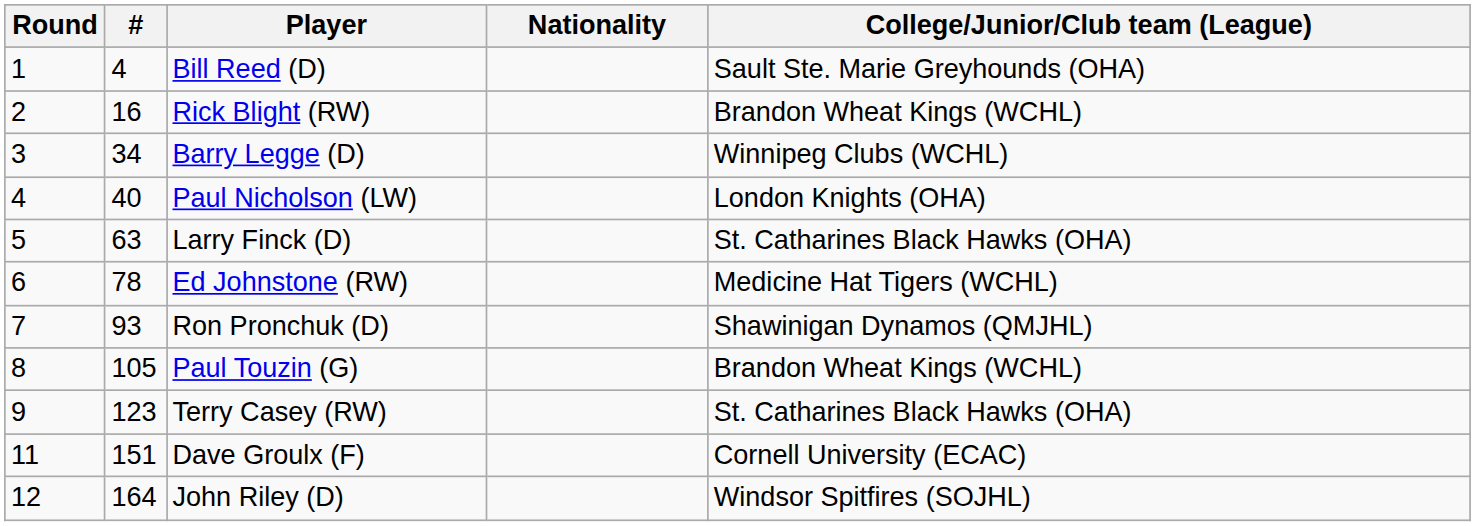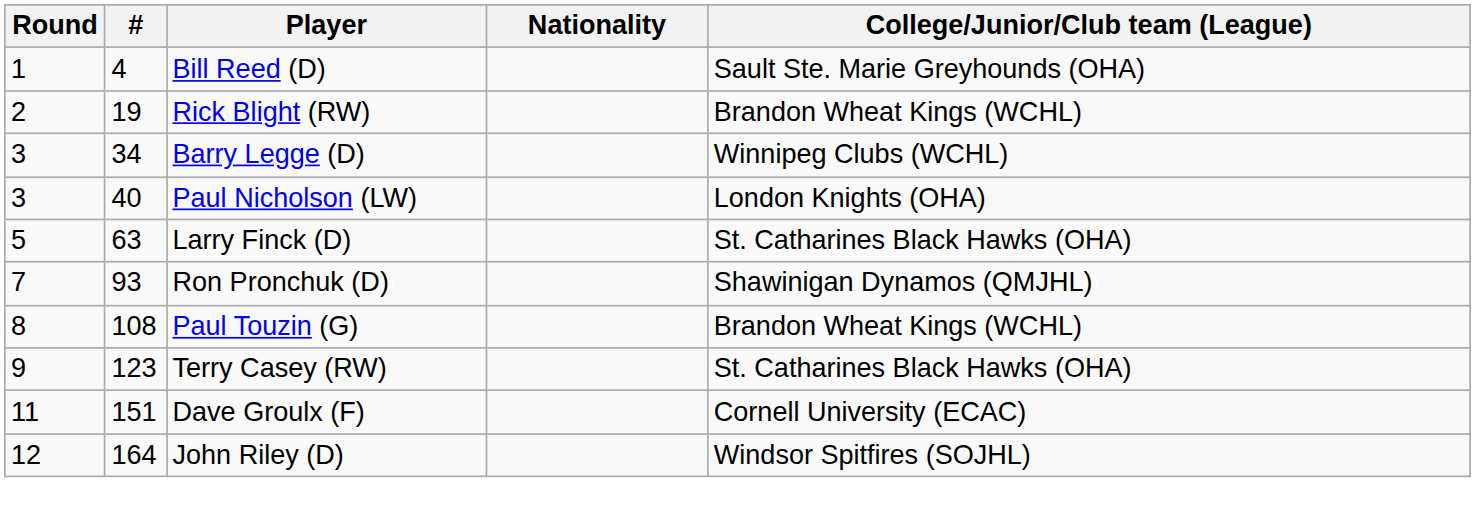(127, 111) 16 -> (127, 111) 19
(19, 197) 4 -> (19, 197) 3
- row: (290, 283)
(134, 369) 105 -> (134, 326) 108
